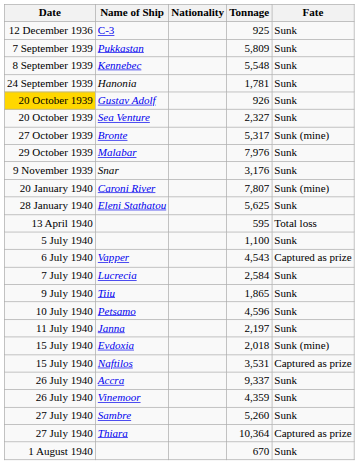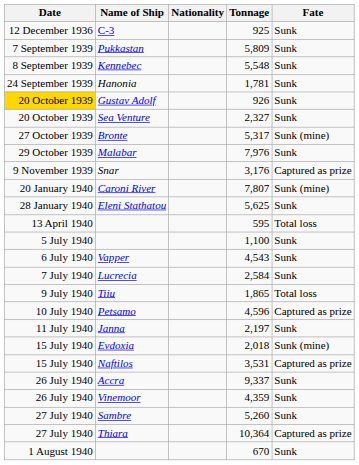(286, 170) Sunk -> (313, 170) Captured as prize
(313, 258) Captured as prize -> (286, 258) Sunk
(286, 293) Sunk -> (296, 293) Total loss
(286, 310) Sunk -> (313, 310) Captured as prize
